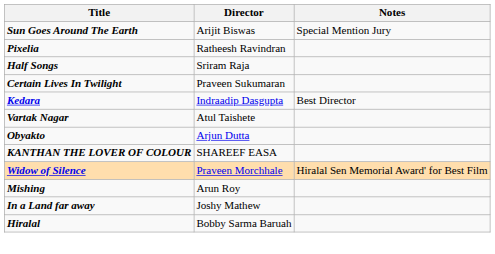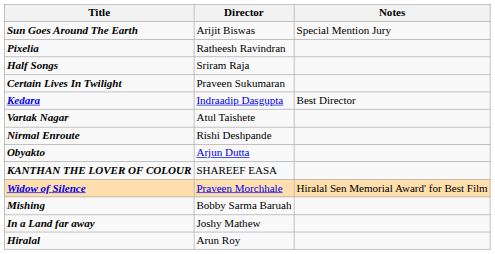+ row: (43, 135)
(218, 188) Arun Roy -> (244, 205) Bobby Sarma Baruah
(244, 223) Bobby Sarma Baruah -> (218, 240) Arun Roy
